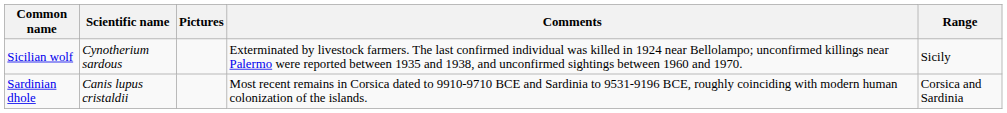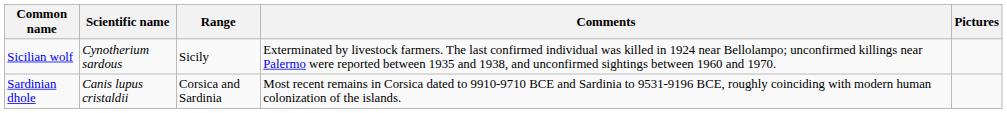columns swapped: (960, 21) <-> (201, 21)
